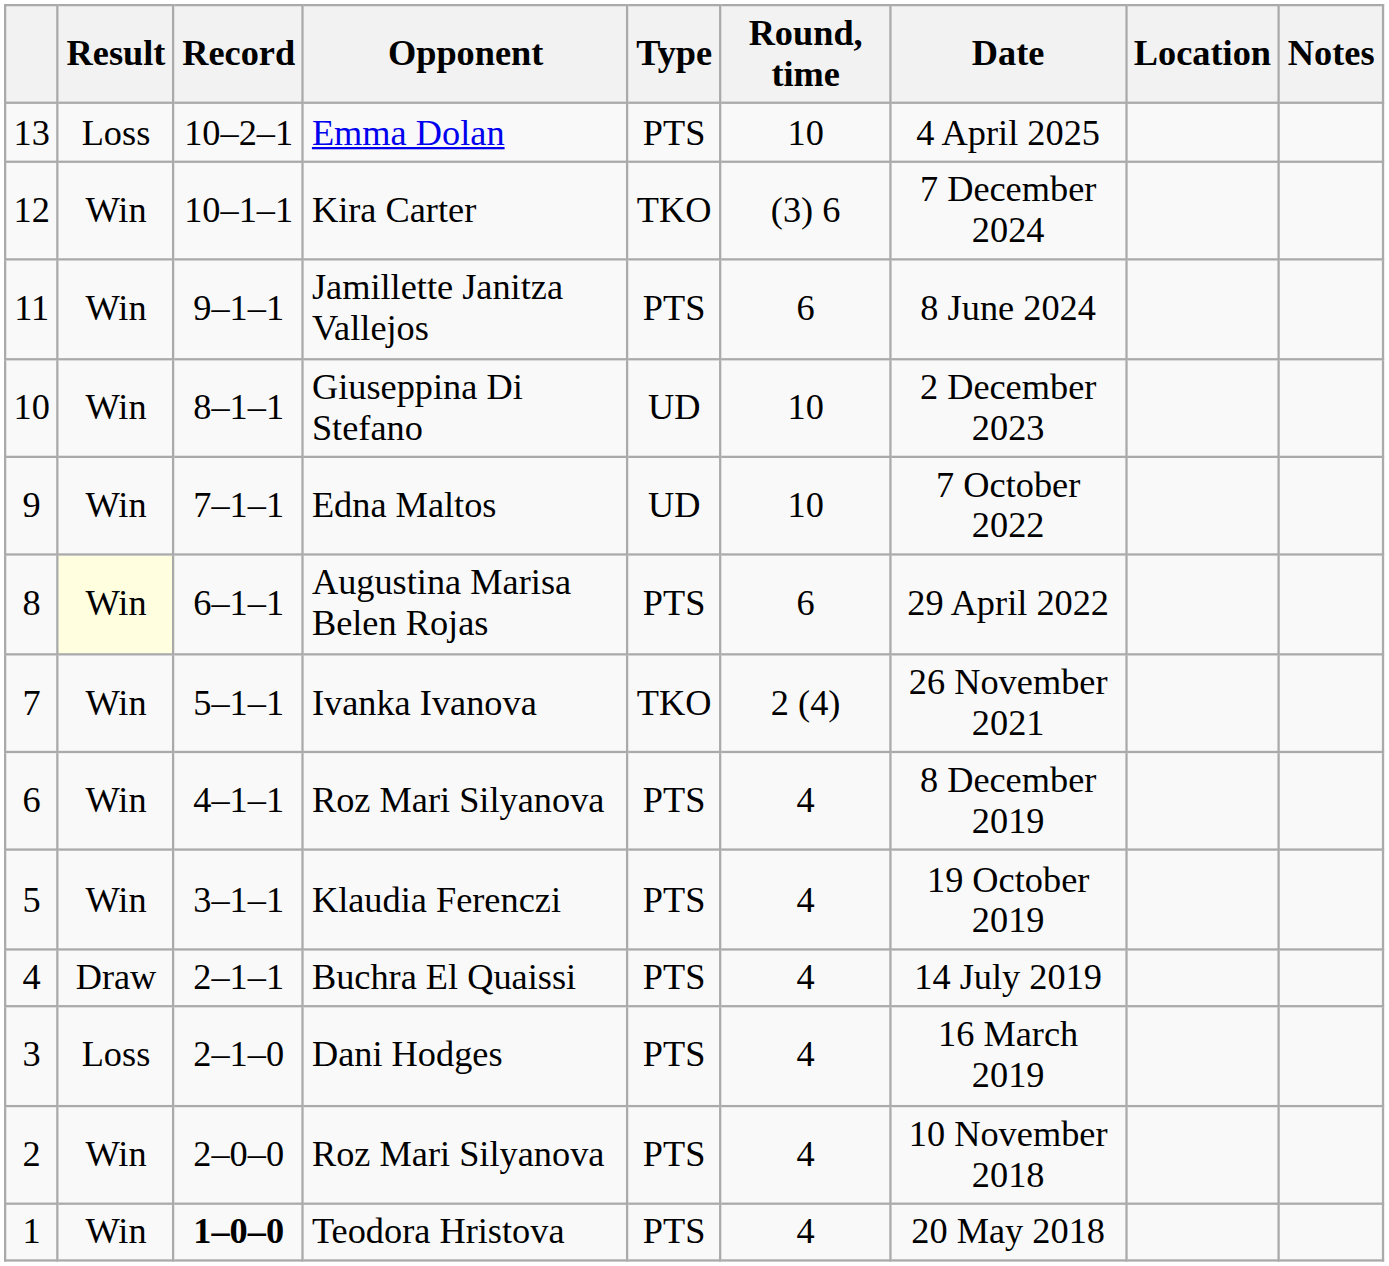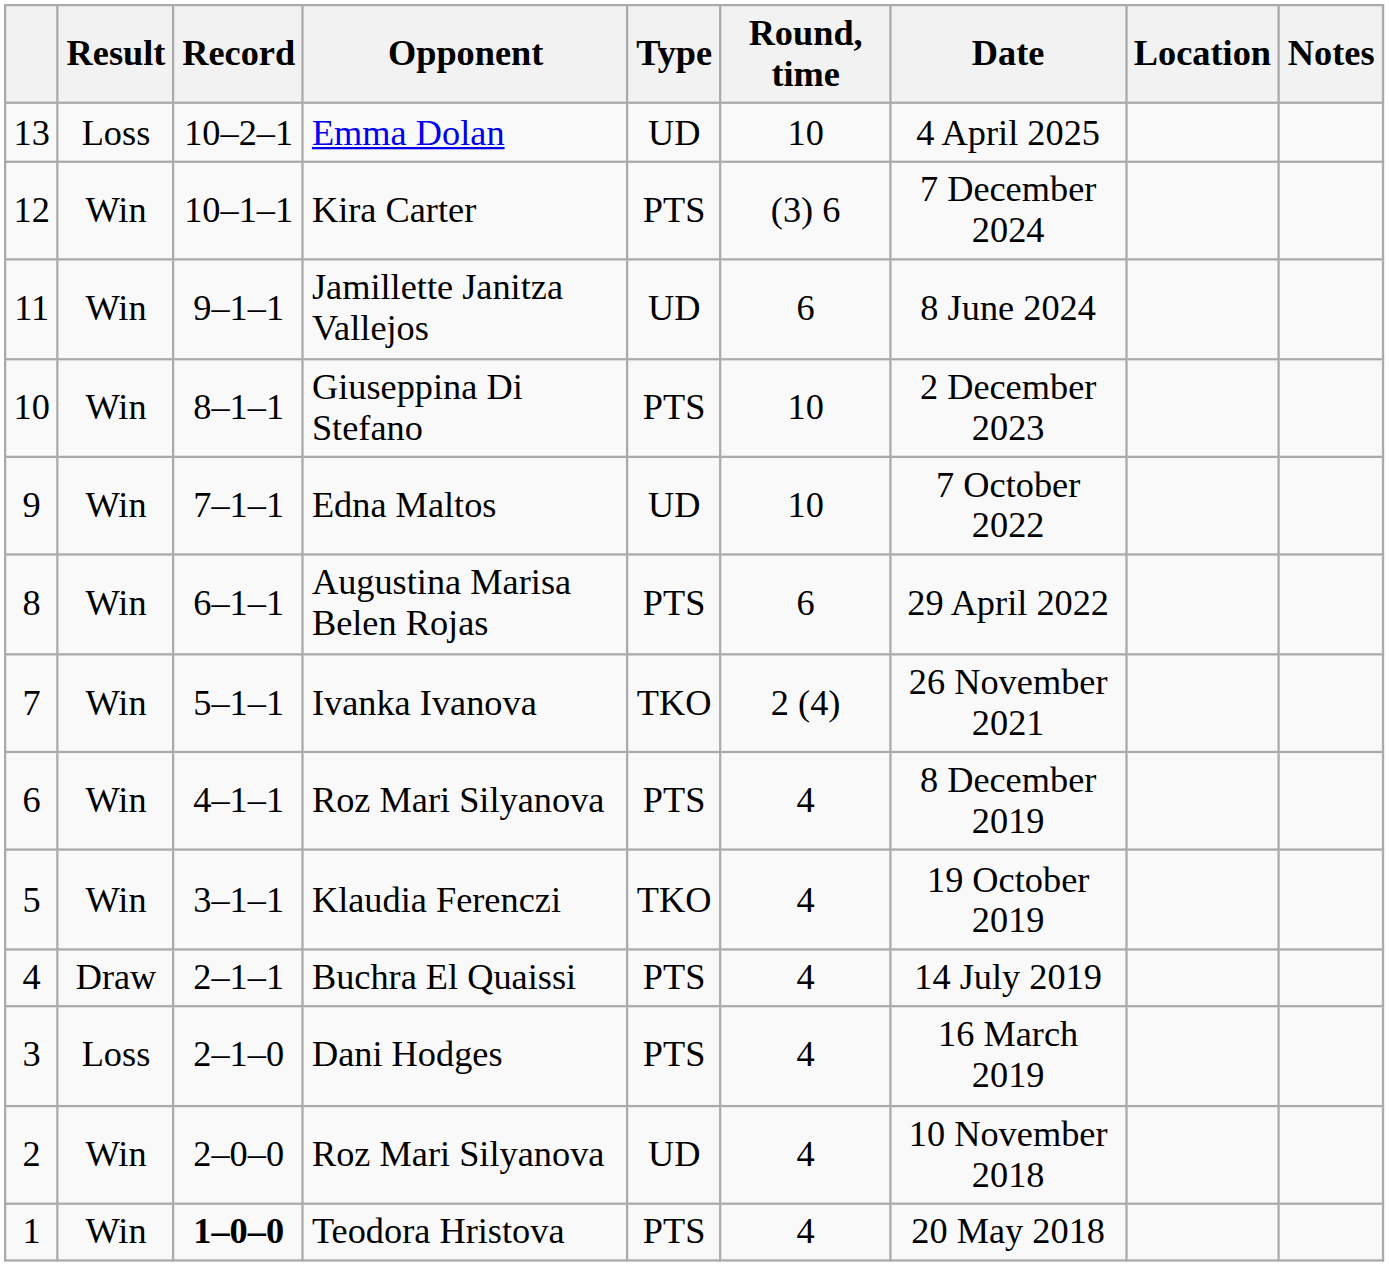(674, 131) PTS -> (674, 131) UD
(674, 209) TKO -> (674, 209) PTS
(674, 308) PTS -> (674, 308) UD
(674, 406) UD -> (674, 406) PTS
(116, 603) lightyellow background -> (116, 603) no background
(674, 899) PTS -> (674, 899) TKO
(674, 1153) PTS -> (674, 1153) UD
